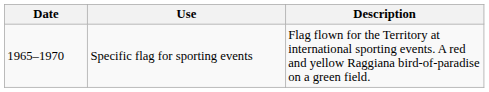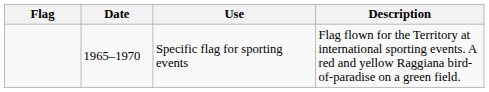+ column: (43, 14)
